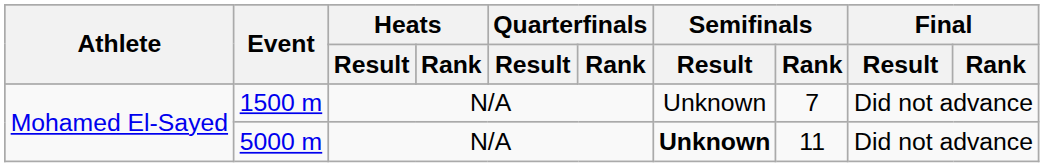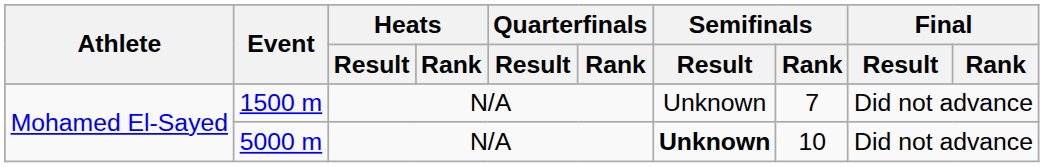(812, 142) 11 -> (812, 142) 10
